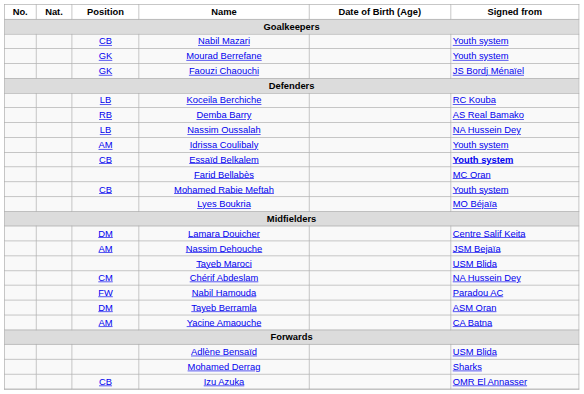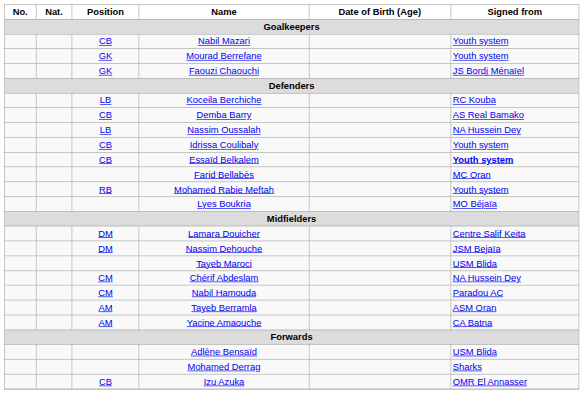(106, 116) RB -> (106, 116) CB
(106, 145) AM -> (106, 145) CB
(106, 190) CB -> (106, 190) RB
(106, 249) AM -> (106, 249) DM
(106, 293) FW -> (106, 293) CM
(106, 308) DM -> (106, 308) AM
